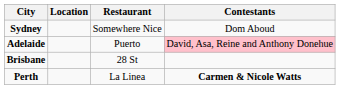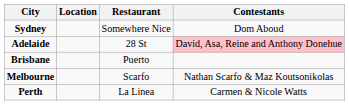(127, 44) Puerto -> (136, 44) 28 St
(127, 60) 28 St -> (136, 60) Puerto
+ row: (30, 76)
(250, 76) bold -> (259, 92) normal
